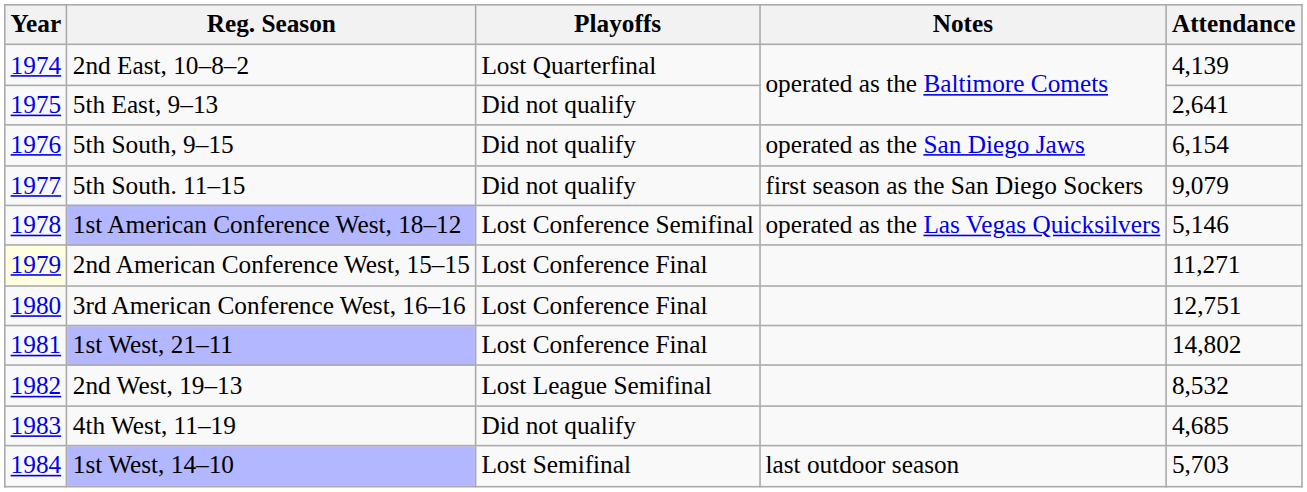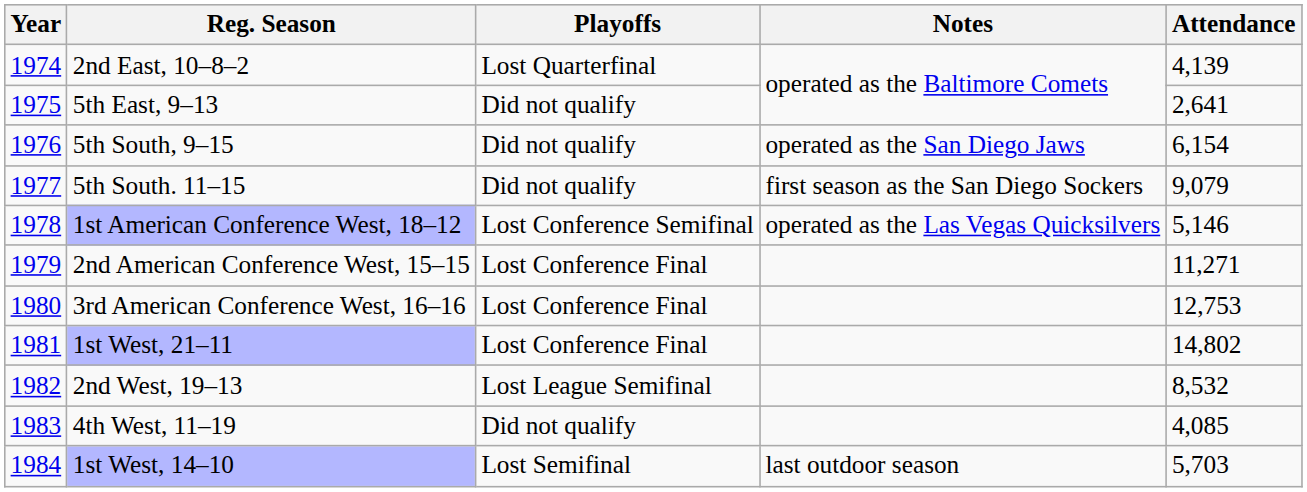(36, 265) lightyellow background -> (36, 265) no background
(1207, 305) 12,751 -> (1207, 305) 12,753
(1200, 425) 4,685 -> (1200, 425) 4,085
